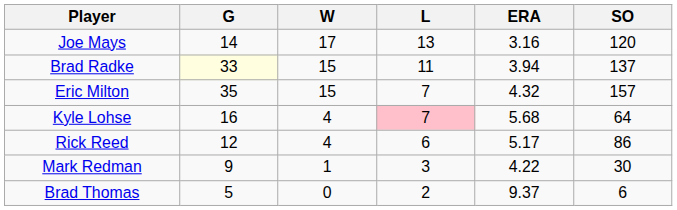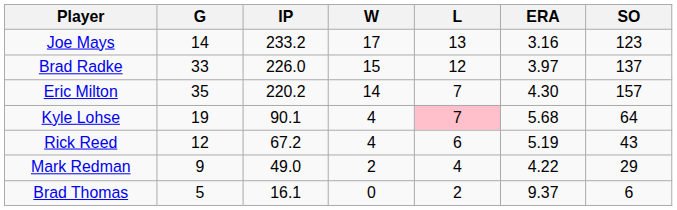+ column: (286, 17)
(623, 42) 120 -> (629, 42) 123
(229, 67) lightyellow background -> (200, 67) no background
(426, 67) 11 -> (457, 67) 12
(524, 67) 3.94 -> (543, 67) 3.97
(327, 92) 15 -> (371, 92) 14
(524, 92) 4.32 -> (543, 92) 4.30
(229, 117) 16 -> (200, 117) 19
(524, 142) 5.17 -> (543, 142) 5.19
(623, 142) 86 -> (629, 142) 43
(327, 167) 1 -> (372, 167) 2
(426, 167) 3 -> (457, 167) 4
(623, 167) 30 -> (629, 167) 29
